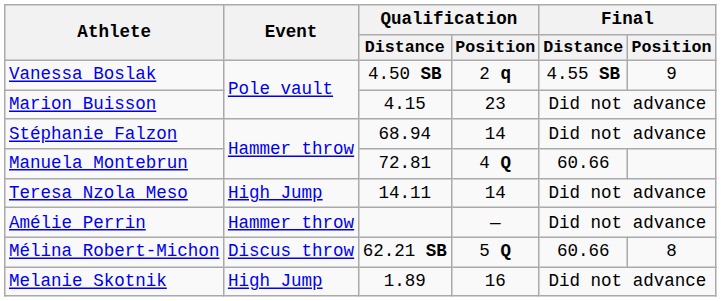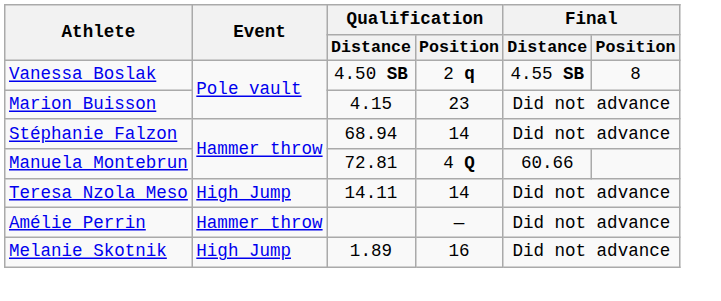(671, 75) 9 -> (635, 75) 8
- row: (114, 252)
